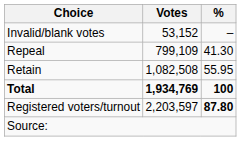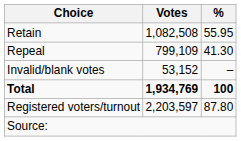rows swapped: (24, 70) <-> (56, 32)
(218, 107) bold -> (218, 107) normal
